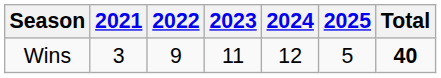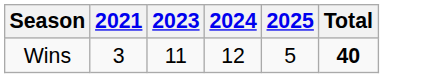- column: (176, 21)
